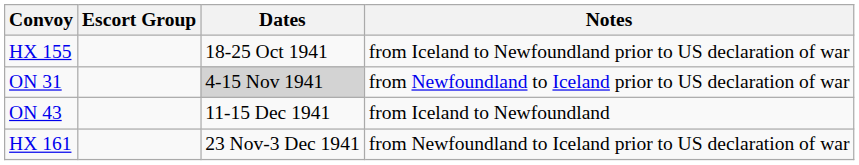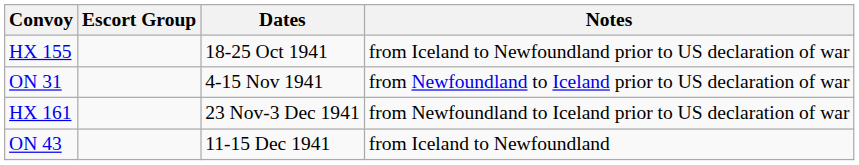(264, 81) lightgrey background -> (264, 81) no background
rows swapped: (40, 143) <-> (35, 112)
